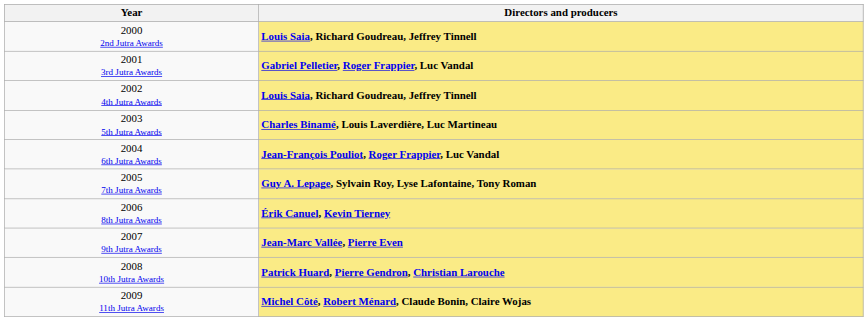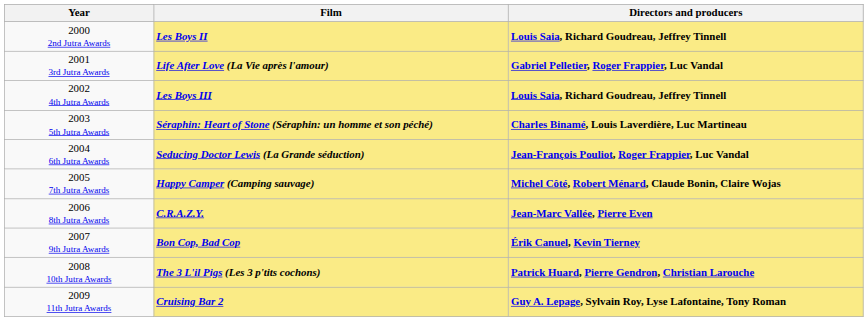+ column: (331, 13)
(399, 183) Guy A. Lepage, Sylvain Roy, Lyse Lafontaine, Tony Roman -> (646, 183) Michel Côté, Robert Ménard, Claude Bonin, Claire Wojas
(326, 213) Érik Canuel, Kevin Tierney -> (582, 213) Jean-Marc Vallée, Pierre Even
(332, 242) Jean-Marc Vallée, Pierre Even -> (575, 242) Érik Canuel, Kevin Tierney
(396, 301) Michel Côté, Robert Ménard, Claude Bonin, Claire Wojas -> (648, 301) Guy A. Lepage, Sylvain Roy, Lyse Lafontaine, Tony Roman
